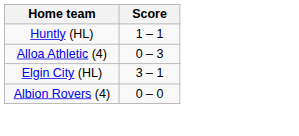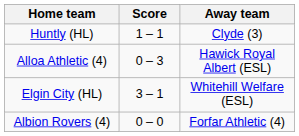+ column: (237, 14)
